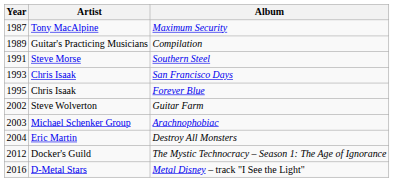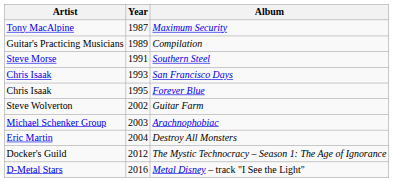columns swapped: (17, 12) <-> (89, 12)
